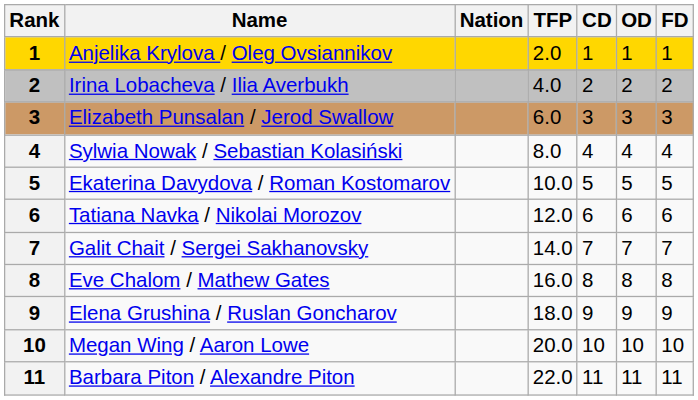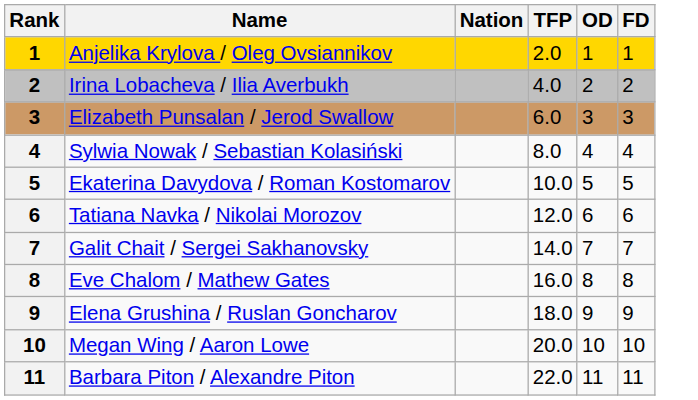- column: (597, 20)
